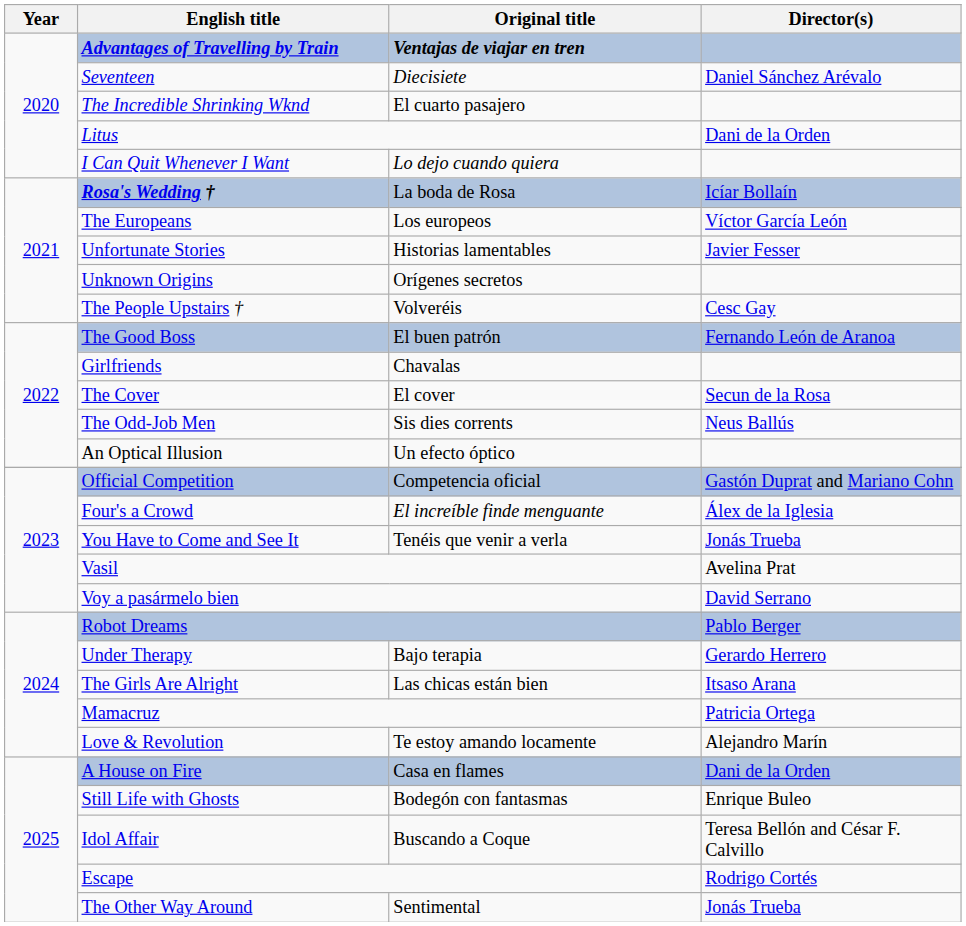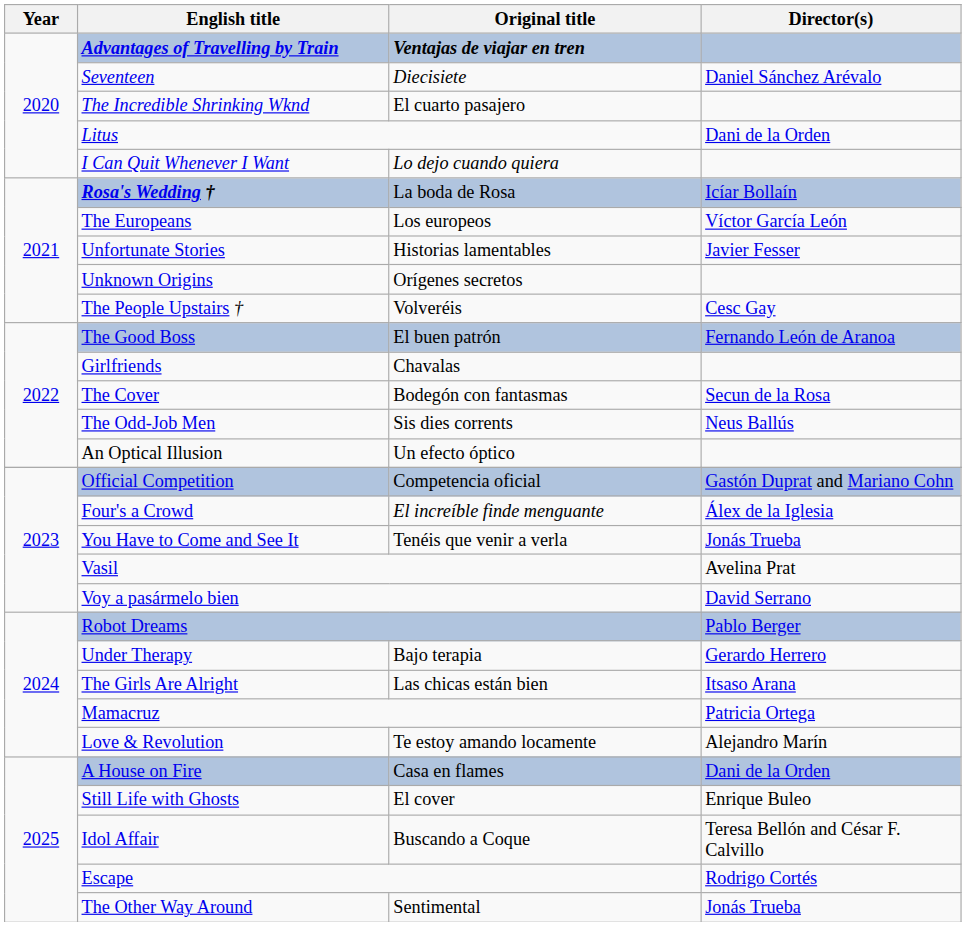(424, 395) El cover -> (480, 395) Bodegón con fantasmas
(480, 800) Bodegón con fantasmas -> (424, 800) El cover
